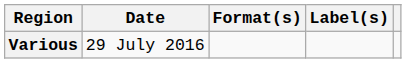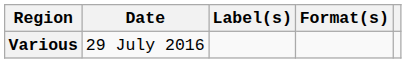columns swapped: (257, 18) <-> (349, 18)
